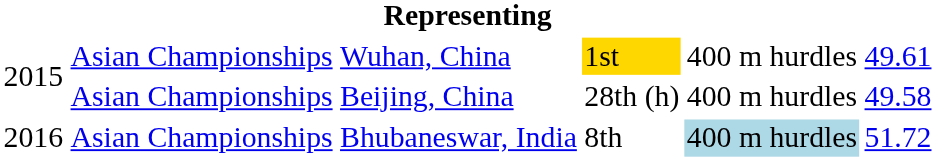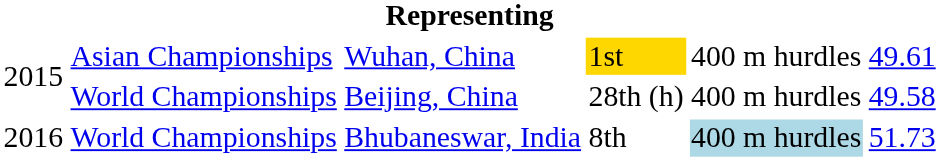(202, 96) Asian Championships -> (204, 96) World Championships
(202, 137) Asian Championships -> (204, 137) World Championships
(898, 137) 51.72 -> (902, 137) 51.73
